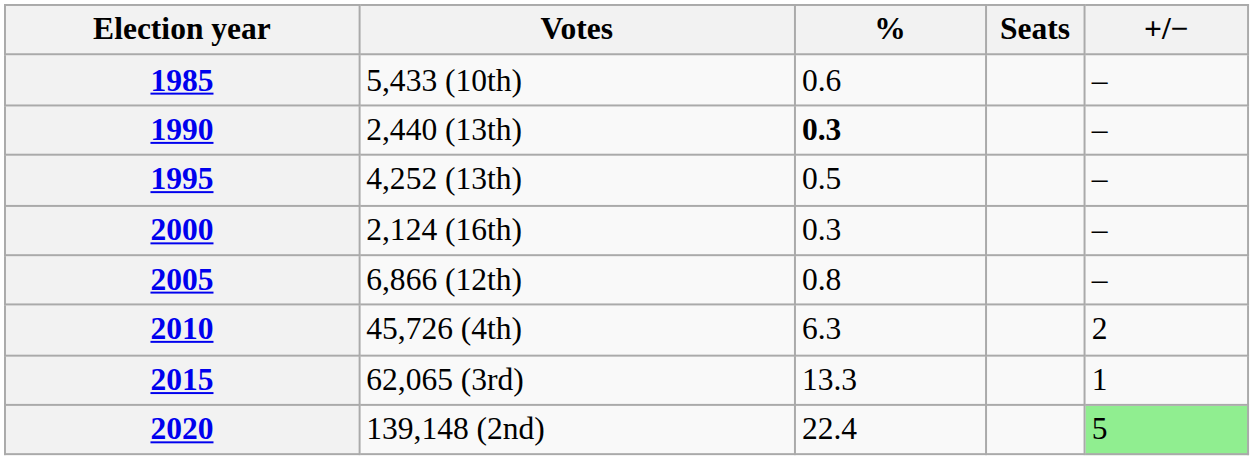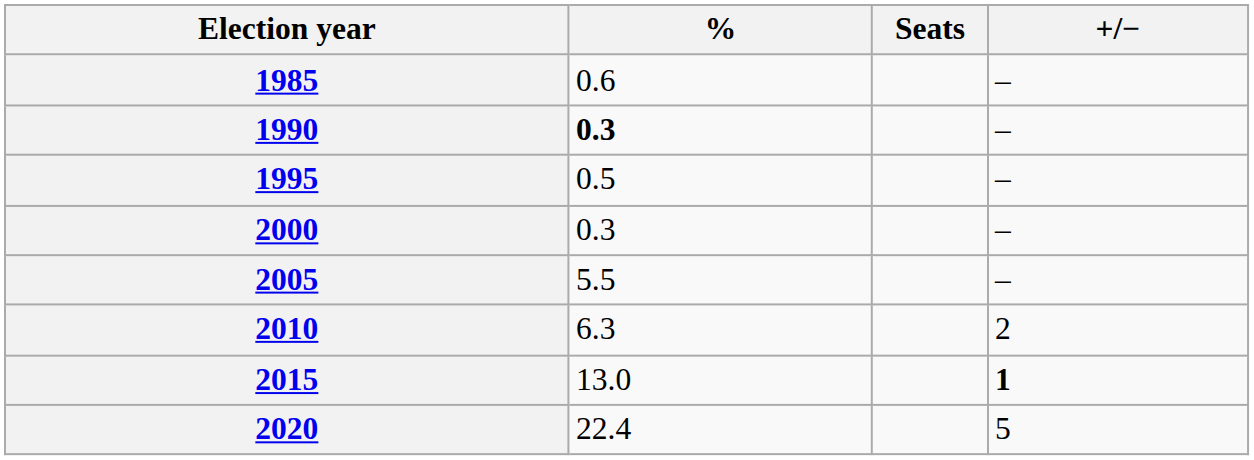- column: (577, 29)
(822, 279) 0.8 -> (596, 279) 5.5
(829, 379) 13.3 -> (604, 379) 13.0
(1166, 380) normal -> (1118, 380) bold
(1166, 430) lightgreen background -> (1118, 430) no background
